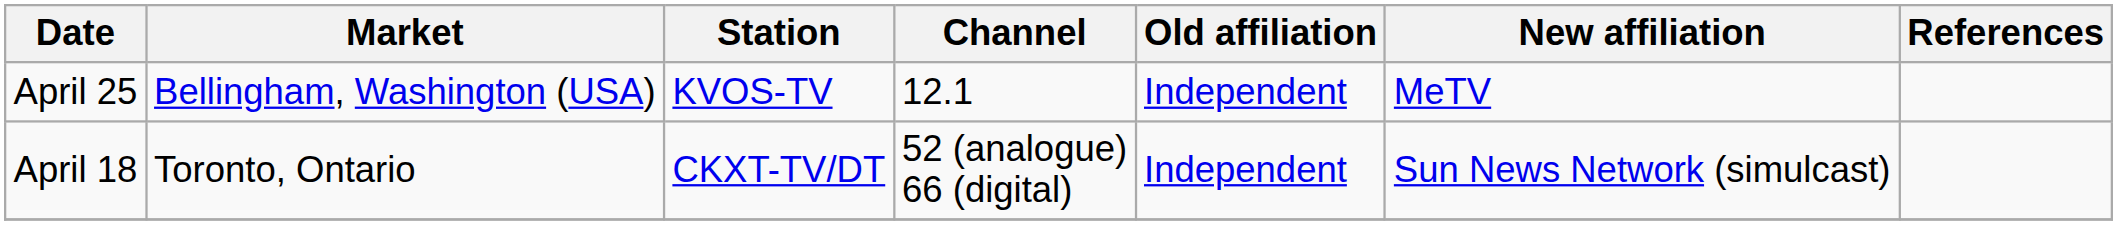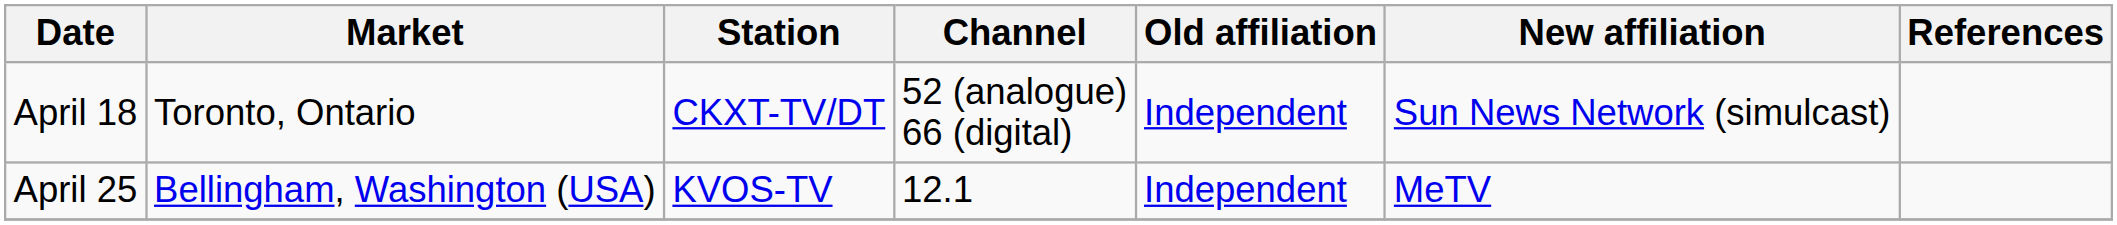rows swapped: (75, 169) <-> (75, 91)
